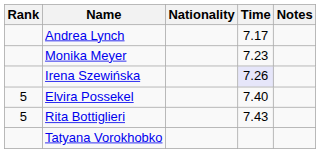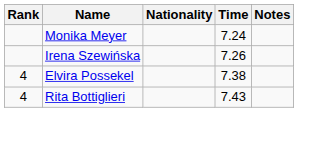- row: (85, 35)
(256, 55) 7.23 -> (233, 35) 7.24
(256, 76) lavender background -> (233, 55) no background
(23, 96) 5 -> (23, 76) 4
(256, 96) 7.40 -> (233, 76) 7.38
(23, 117) 5 -> (23, 96) 4
- row: (104, 138)
